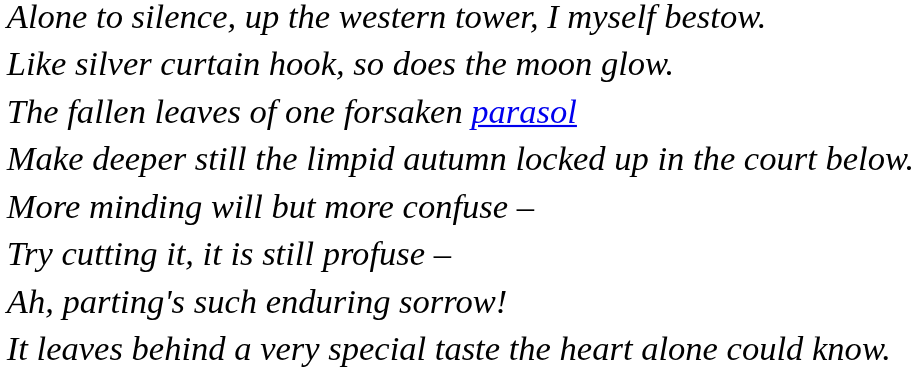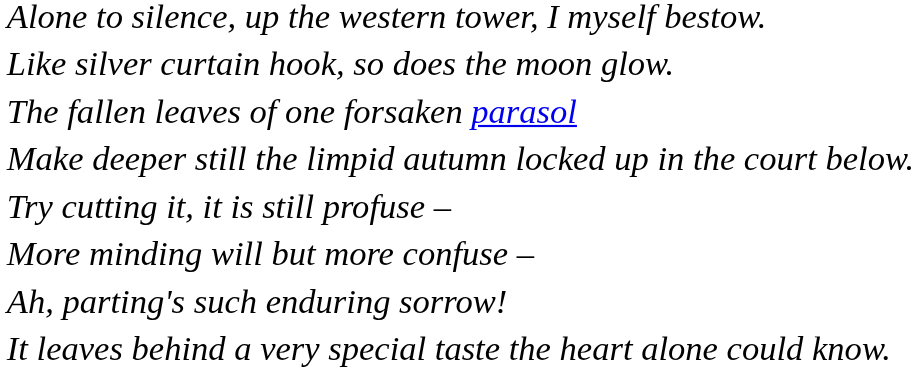rows swapped: (229, 253) <-> (270, 206)
